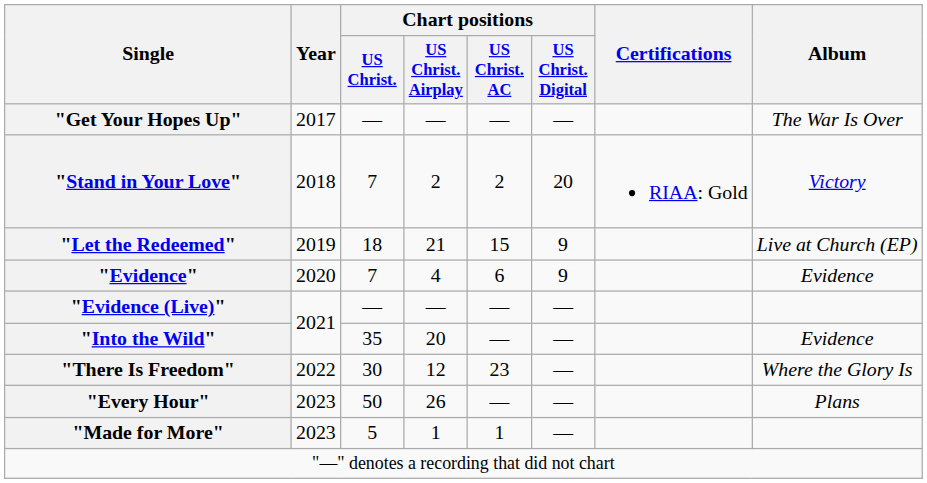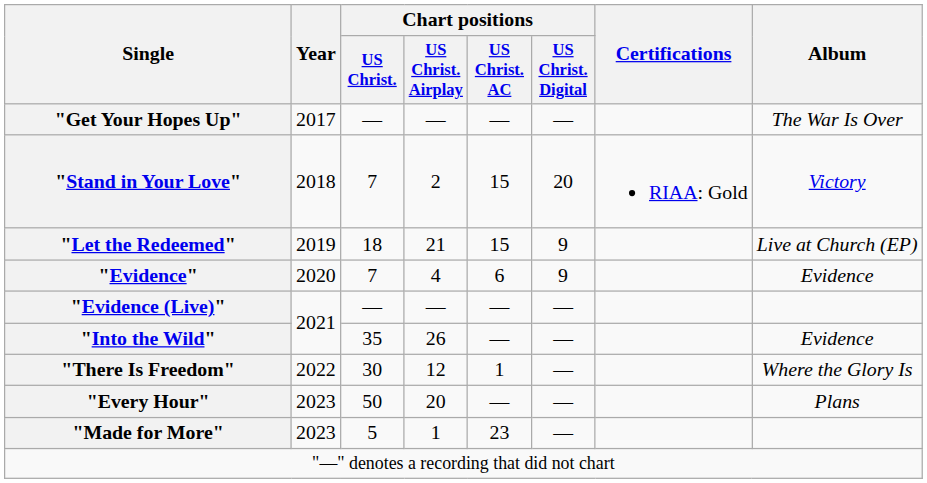(499, 181) 2 -> (499, 181) 15
(436, 338) 20 -> (436, 338) 26
(499, 369) 23 -> (499, 369) 1
(436, 401) 26 -> (436, 401) 20
(499, 432) 1 -> (499, 432) 23
